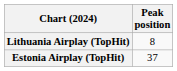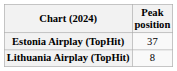rows swapped: (68, 58) <-> (68, 41)
